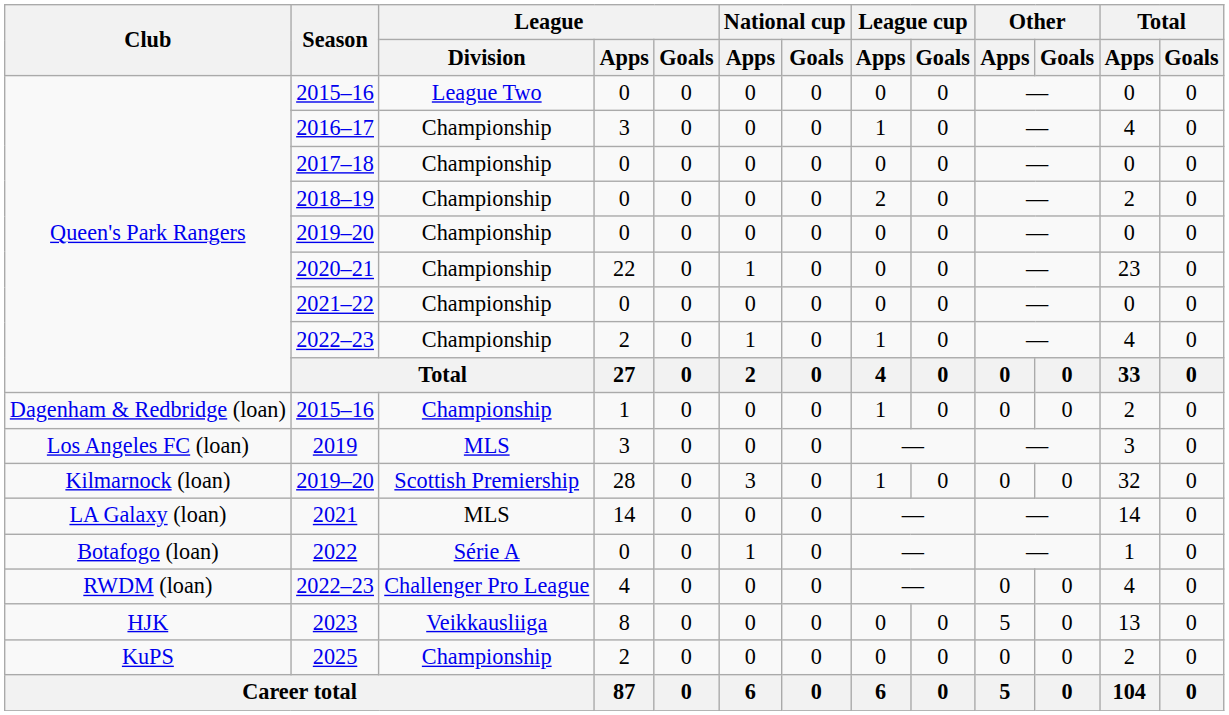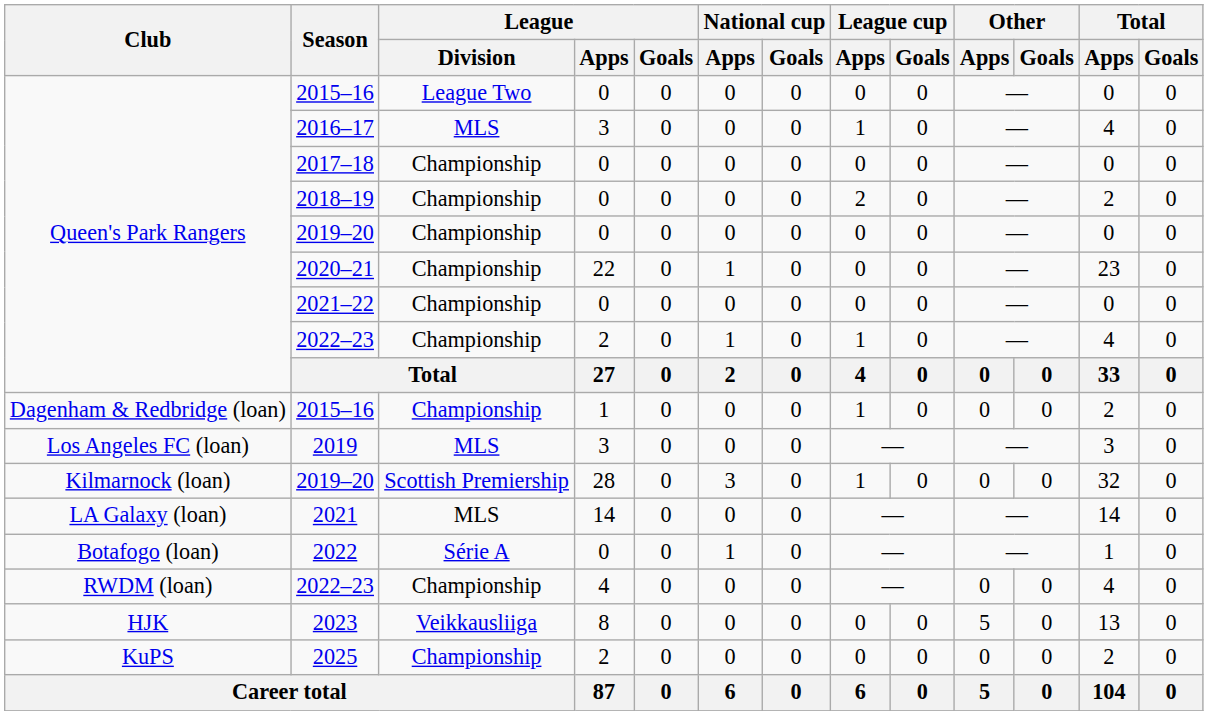(487, 127) Championship -> (477, 127) MLS
(487, 586) Challenger Pro League -> (477, 586) Championship
